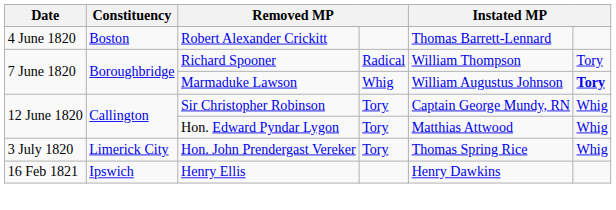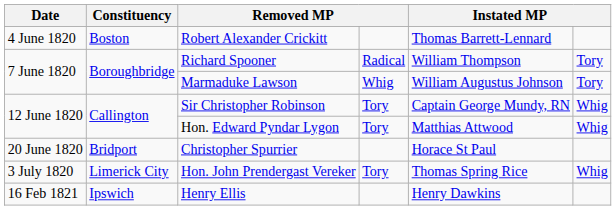(591, 82) bold -> (590, 82) normal
+ row: (239, 149)
